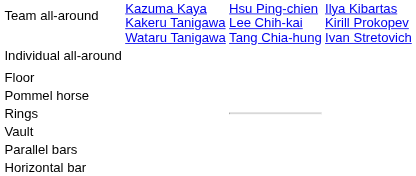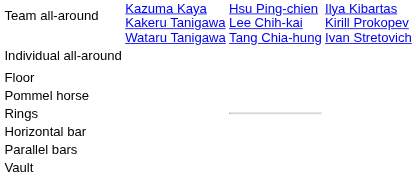rows swapped: (19, 131) <-> (45, 167)
